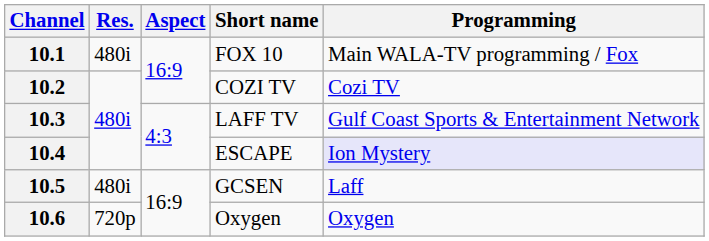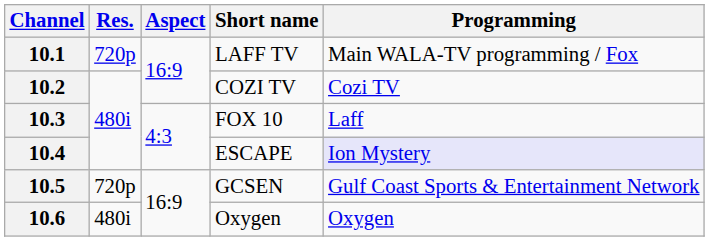(113, 53) 480i -> (115, 53) 720p
(249, 53) FOX 10 -> (257, 53) LAFF TV
(257, 119) LAFF TV -> (249, 119) FOX 10
(514, 119) Gulf Coast Sports & Entertainment Network -> (346, 119) Laff
(113, 185) 480i -> (115, 185) 720p
(346, 185) Laff -> (514, 185) Gulf Coast Sports & Entertainment Network
(115, 218) 720p -> (113, 218) 480i
